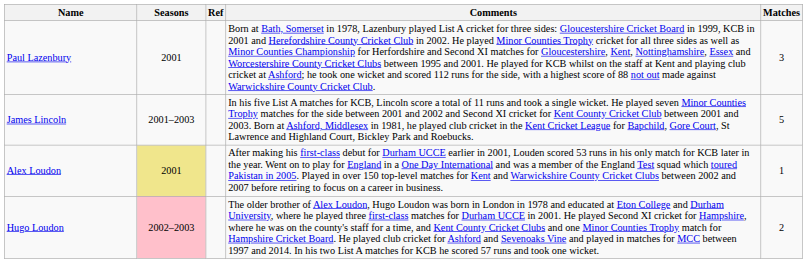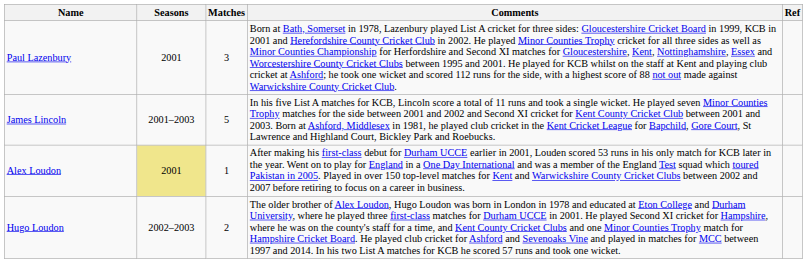columns swapped: (782, 12) <-> (216, 12)
(171, 227) pink background -> (171, 227) no background
